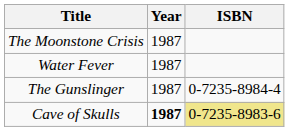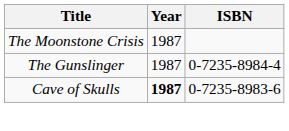- row: (76, 65)
(235, 114) khaki background -> (235, 89) no background
